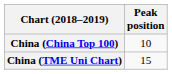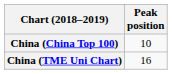(146, 60) 15 -> (146, 60) 16
